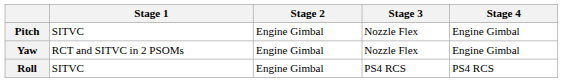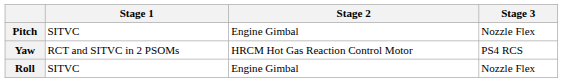- column: (504, 13)
(290, 50) Engine Gimbal -> (322, 50) HRCM Hot Gas Reaction Control Motor
(391, 50) Nozzle Flex -> (502, 50) PS4 RCS
(385, 68) PS4 RCS -> (508, 68) Nozzle Flex
